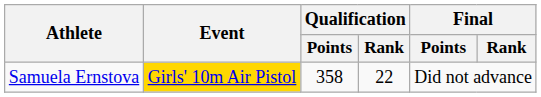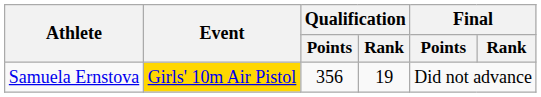(329, 77) 358 -> (329, 77) 356
(384, 77) 22 -> (384, 77) 19
